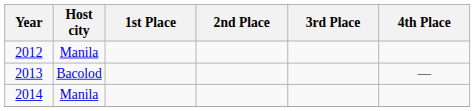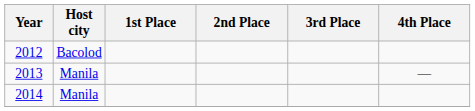(79, 52) Manila -> (79, 52) Bacolod
(79, 73) Bacolod -> (79, 73) Manila
